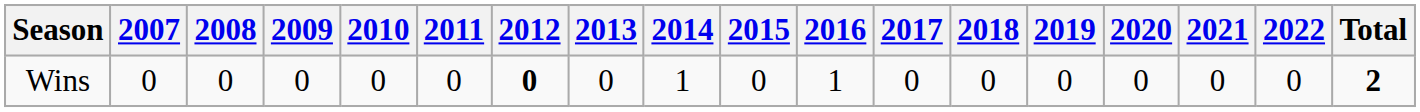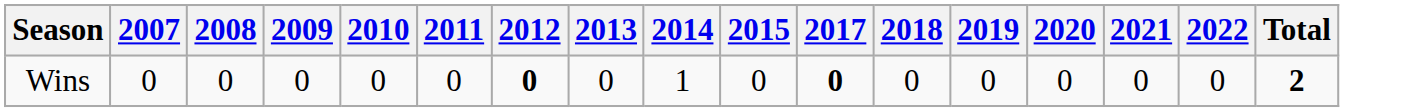- column: (835, 30)
(912, 80) normal -> (835, 80) bold
